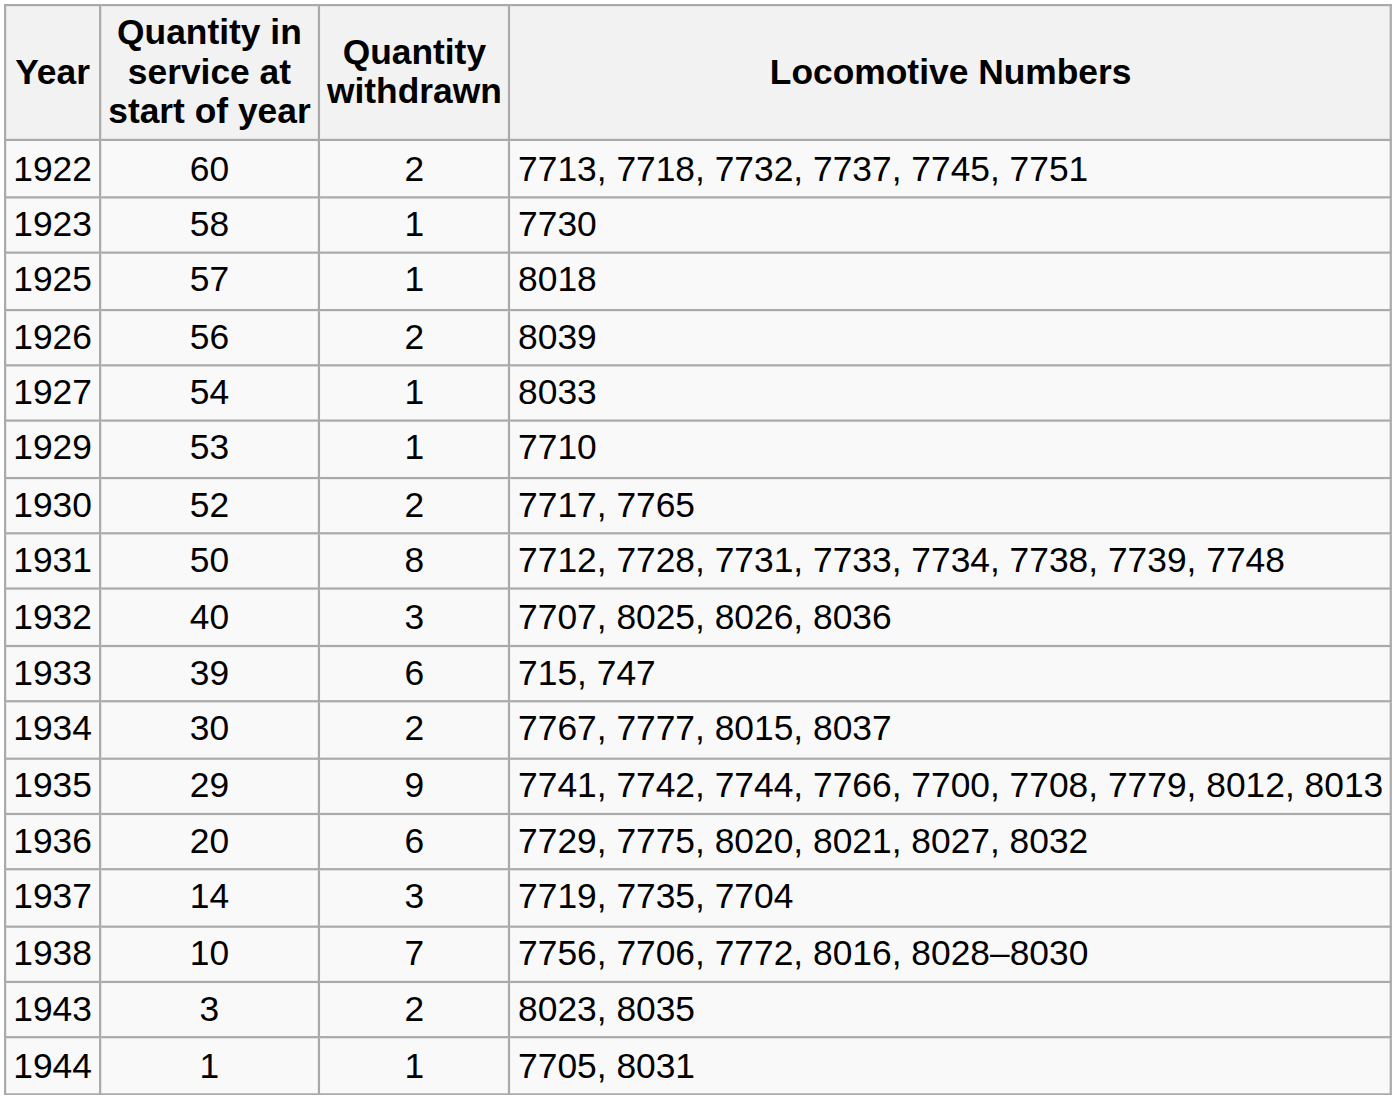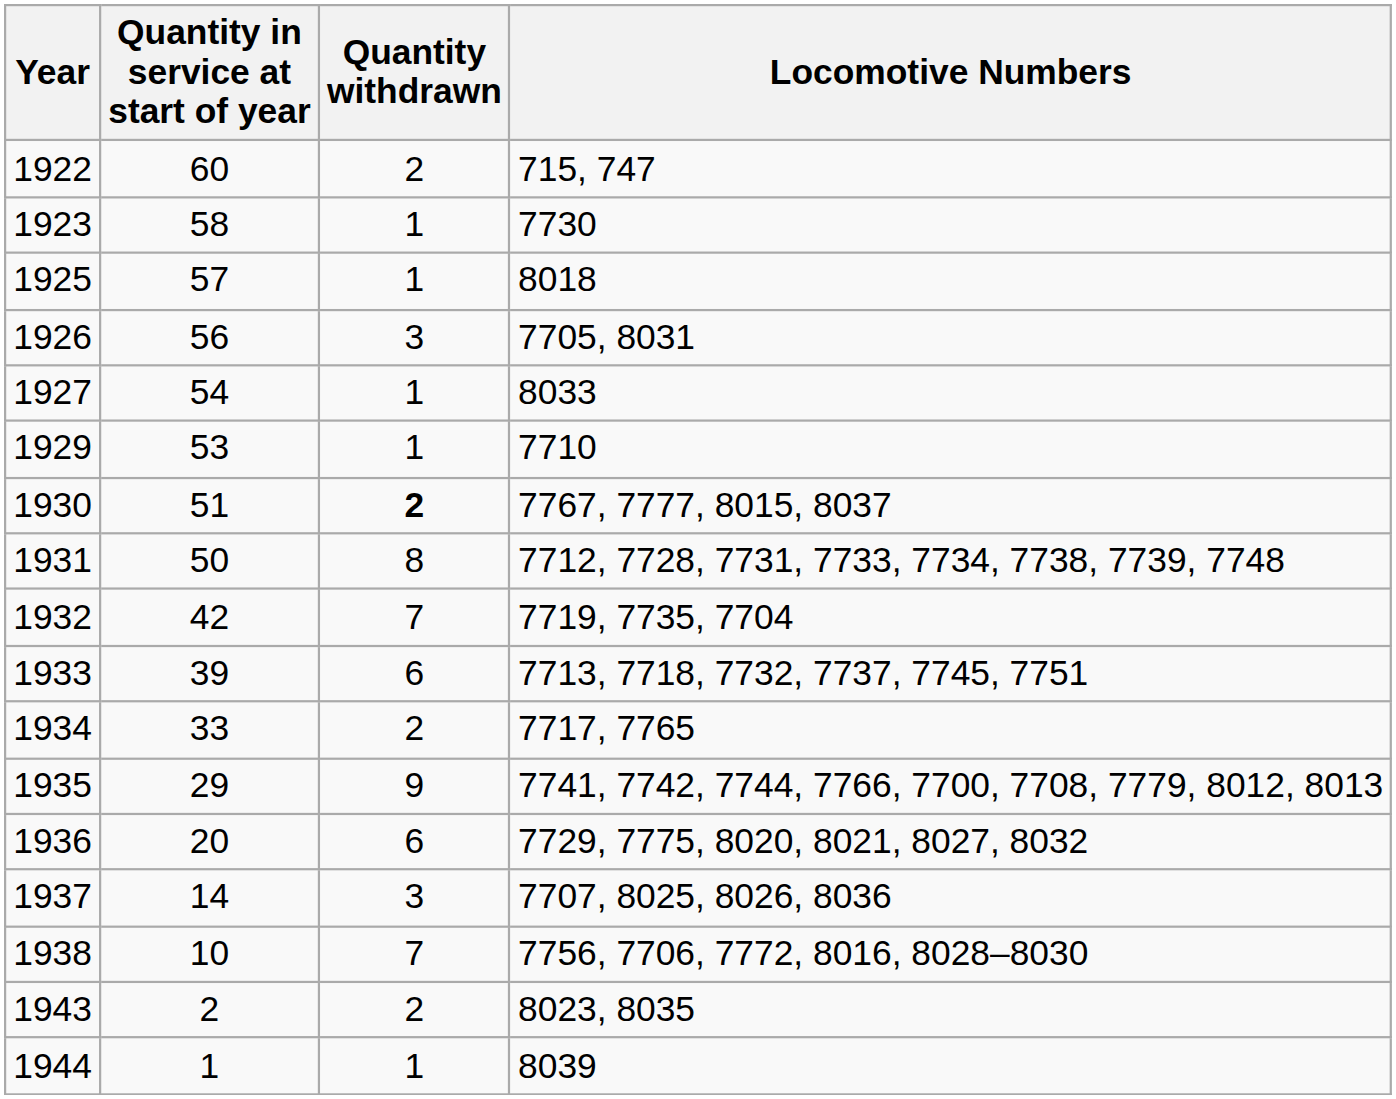(803, 168) 7713, 7718, 7732, 7737, 7745, 7751 -> (587, 168) 715, 747
(414, 336) 2 -> (414, 336) 3
(557, 336) 8039 -> (607, 336) 7705, 8031
(209, 504) 52 -> (209, 504) 51
(414, 504) normal -> (414, 504) bold
(607, 504) 7717, 7765 -> (705, 504) 7767, 7777, 8015, 8037
(209, 616) 40 -> (209, 616) 42
(414, 616) 3 -> (414, 616) 7
(705, 616) 7707, 8025, 8026, 8036 -> (656, 616) 7719, 7735, 7704
(587, 672) 715, 747 -> (803, 672) 7713, 7718, 7732, 7737, 7745, 7751
(209, 728) 30 -> (209, 728) 33
(705, 728) 7767, 7777, 8015, 8037 -> (607, 728) 7717, 7765
(656, 897) 7719, 7735, 7704 -> (705, 897) 7707, 8025, 8026, 8036
(209, 1009) 3 -> (209, 1009) 2
(607, 1065) 7705, 8031 -> (557, 1065) 8039
